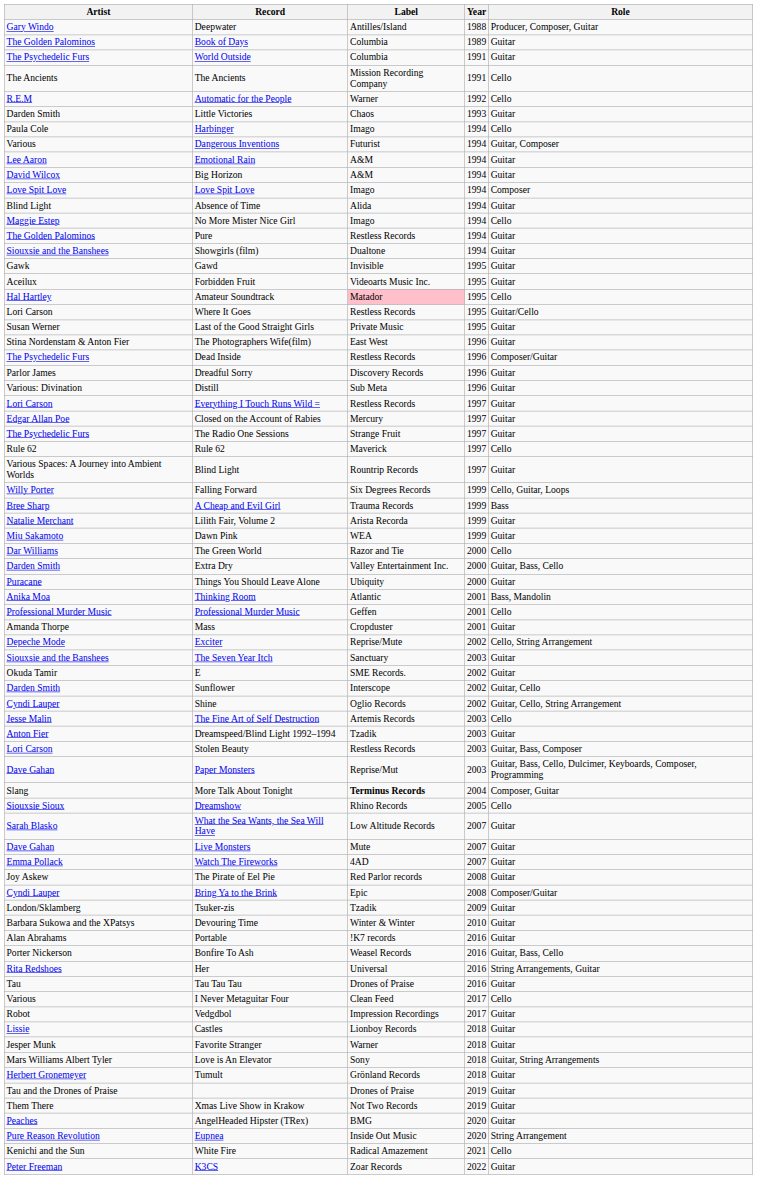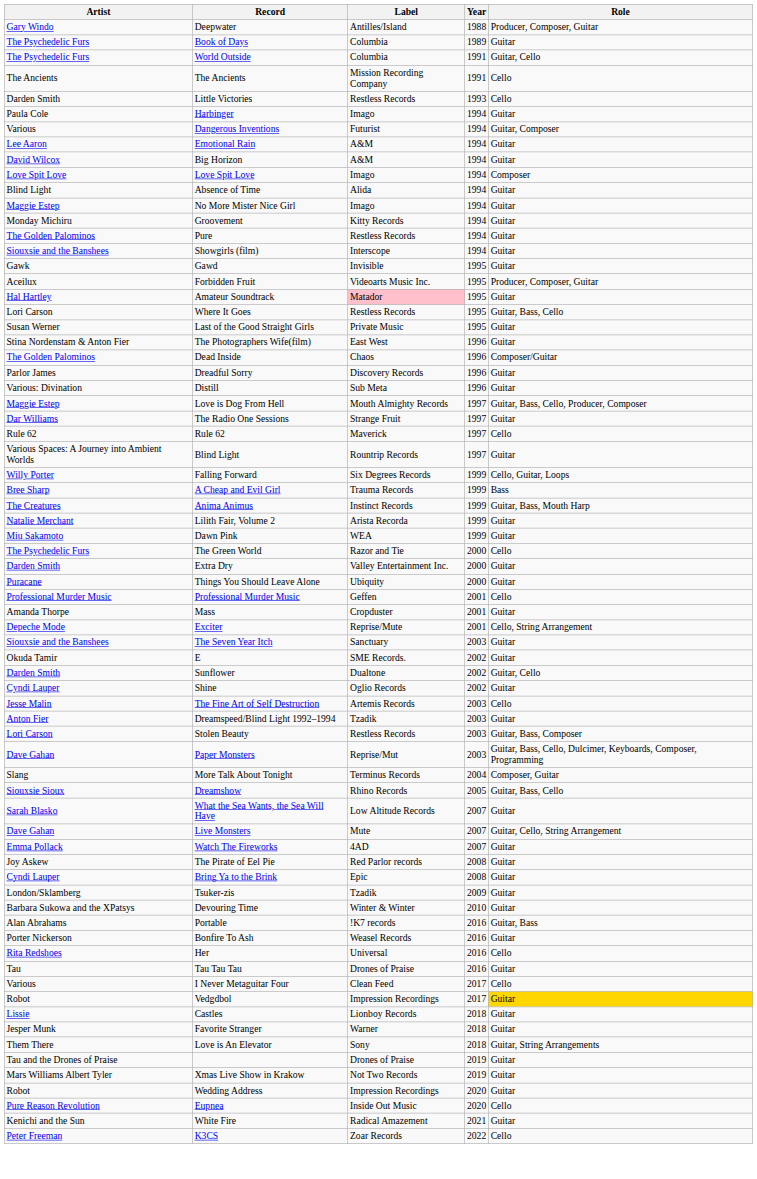(51, 42) The Golden Palominos -> (48, 42) The Psychedelic Furs
(503, 57) Guitar -> (516, 57) Guitar, Cello
- row: (243, 99)
(362, 114) Chaos -> (383, 99) Restless Records
(503, 114) Guitar -> (501, 99) Cello
(501, 129) Cello -> (503, 114) Guitar
(501, 220) Cello -> (503, 205) Guitar
+ row: (219, 220)
(368, 251) Dualtone -> (370, 251) Interscope
(503, 281) Guitar -> (544, 281) Producer, Composer, Guitar
(501, 296) Cello -> (503, 296) Guitar
(515, 312) Guitar/Cello -> (527, 312) Guitar, Bass, Cello
(48, 357) The Psychedelic Furs -> (51, 357) The Golden Palominos
(383, 357) Restless Records -> (362, 357) Chaos
- row: (257, 403)
- row: (258, 418)
+ row: (239, 403)
(48, 433) The Psychedelic Furs -> (32, 418) Dar Williams
+ row: (224, 505)
(32, 551) Dar Williams -> (48, 551) The Psychedelic Furs
(527, 566) Guitar, Bass, Cello -> (503, 566) Guitar
- row: (225, 597)
(477, 642) 2002 -> (477, 627) 2001
(370, 688) Interscope -> (368, 673) Dualtone
(556, 703) Guitar, Cello, String Arrangement -> (503, 688) Guitar
(388, 790) bold -> (385, 775) normal
(501, 805) Cello -> (527, 790) Guitar, Bass, Cello
(503, 847) Guitar -> (556, 831) Guitar, Cello, String Arrangement
(524, 892) Composer/Guitar -> (503, 877) Guitar
(503, 938) Guitar -> (514, 923) Guitar, Bass
(527, 953) Guitar, Bass, Cello -> (503, 938) Guitar
(545, 968) String Arrangements, Guitar -> (501, 953) Cello
(503, 1014) no background -> (503, 999) gold background
(59, 1060) Mars Williams Albert Tyler -> (30, 1044) Them There
- row: (209, 1075)
(30, 1105) Them There -> (59, 1075) Mars Williams Albert Tyler
+ row: (229, 1090)
- row: (251, 1121)
(529, 1136) String Arrangement -> (501, 1105) Cello
(501, 1151) Cello -> (503, 1121) Guitar
(503, 1166) Guitar -> (501, 1136) Cello
